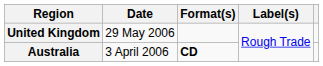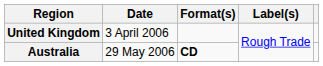(140, 33) 29 May 2006 -> (137, 33) 3 April 2006
(137, 52) 3 April 2006 -> (140, 52) 29 May 2006
